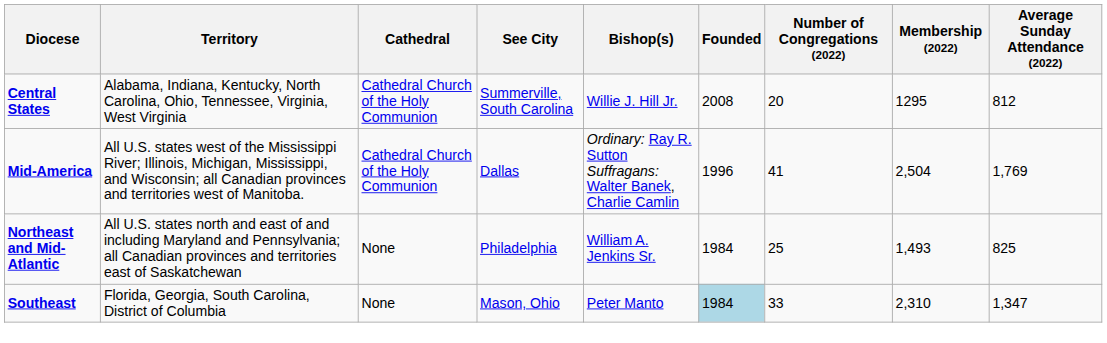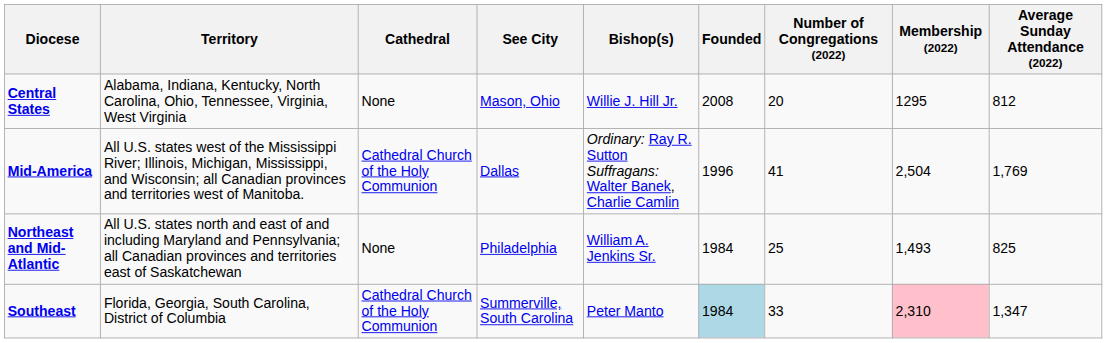(417, 101) Cathedral Church of the Holy Communion -> (378, 101) None
(527, 101) Summerville, South Carolina -> (520, 101) Mason, Ohio
(378, 302) None -> (417, 310) Cathedral Church of the Holy Communion
(520, 302) Mason, Ohio -> (527, 310) Summerville, South Carolina
(913, 302) no background -> (913, 310) pink background
